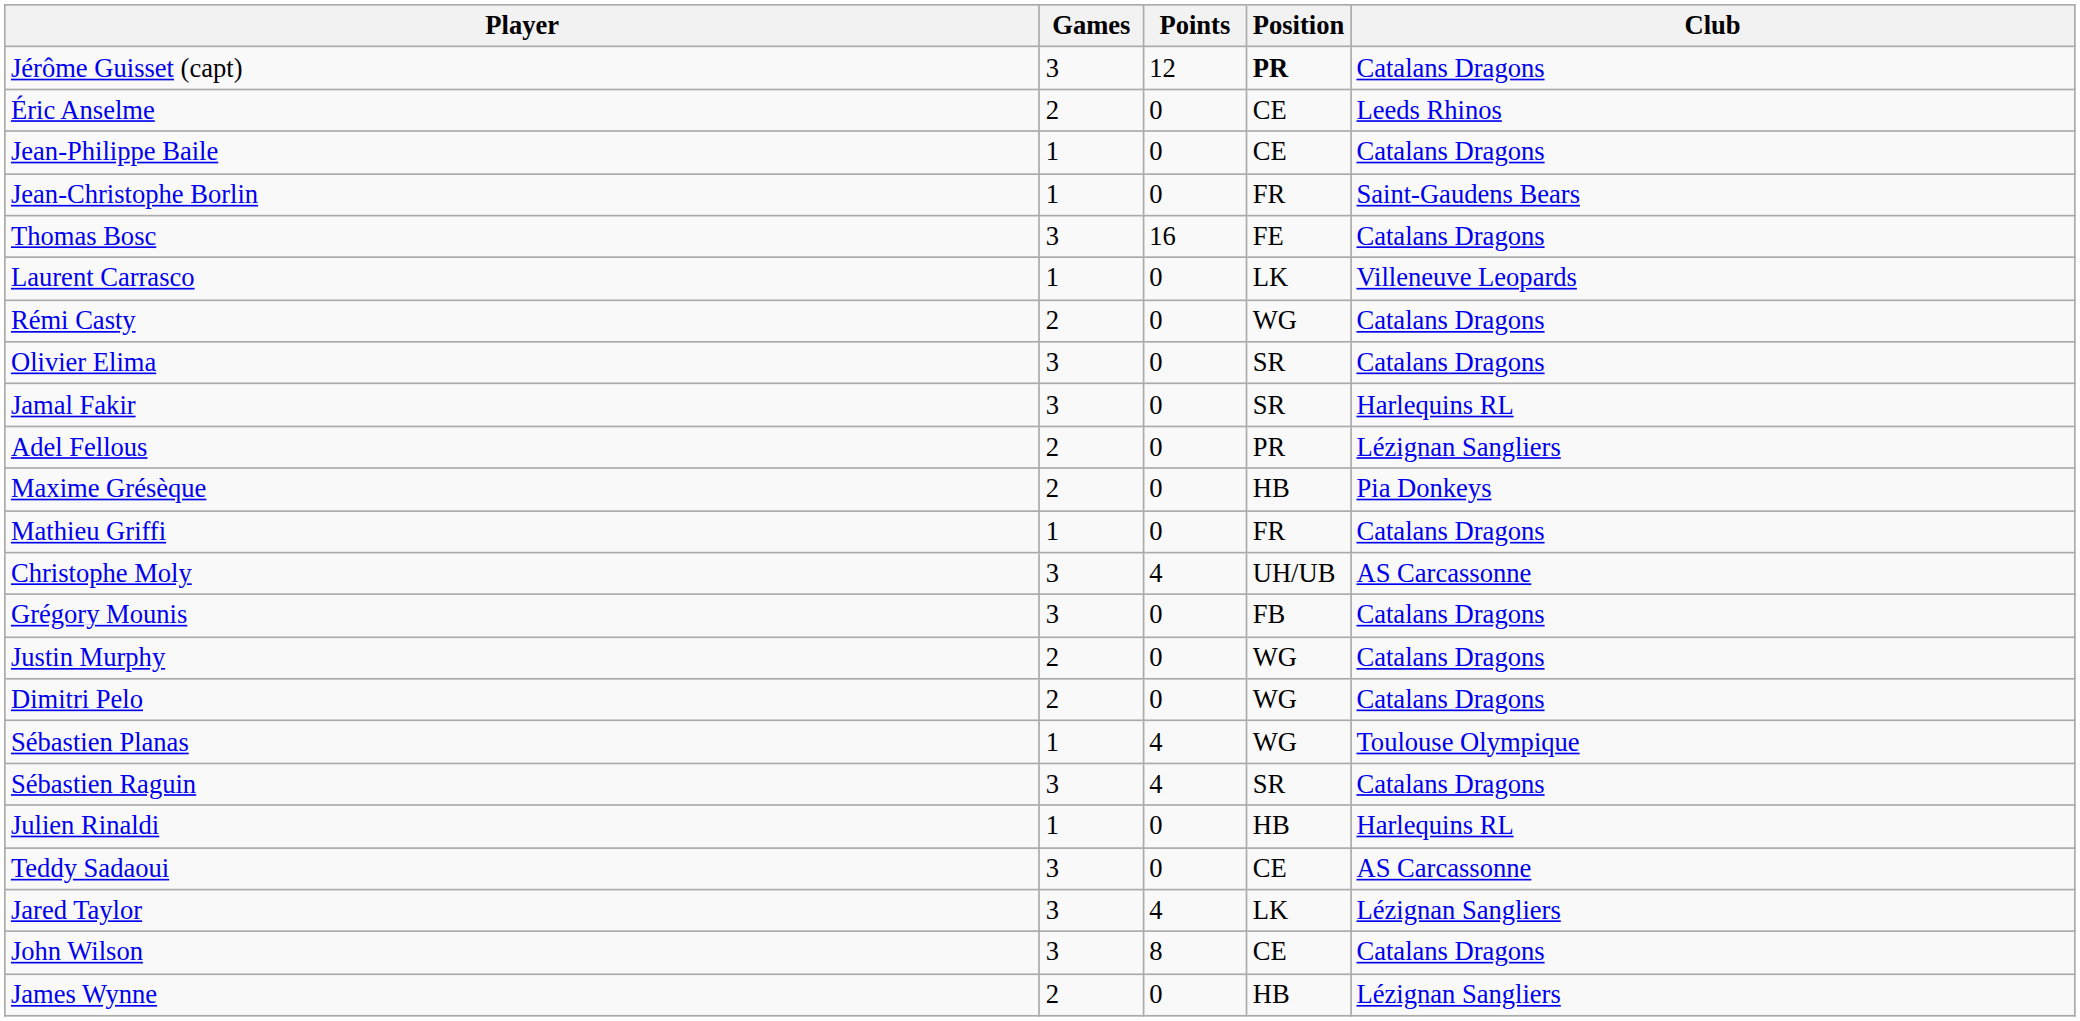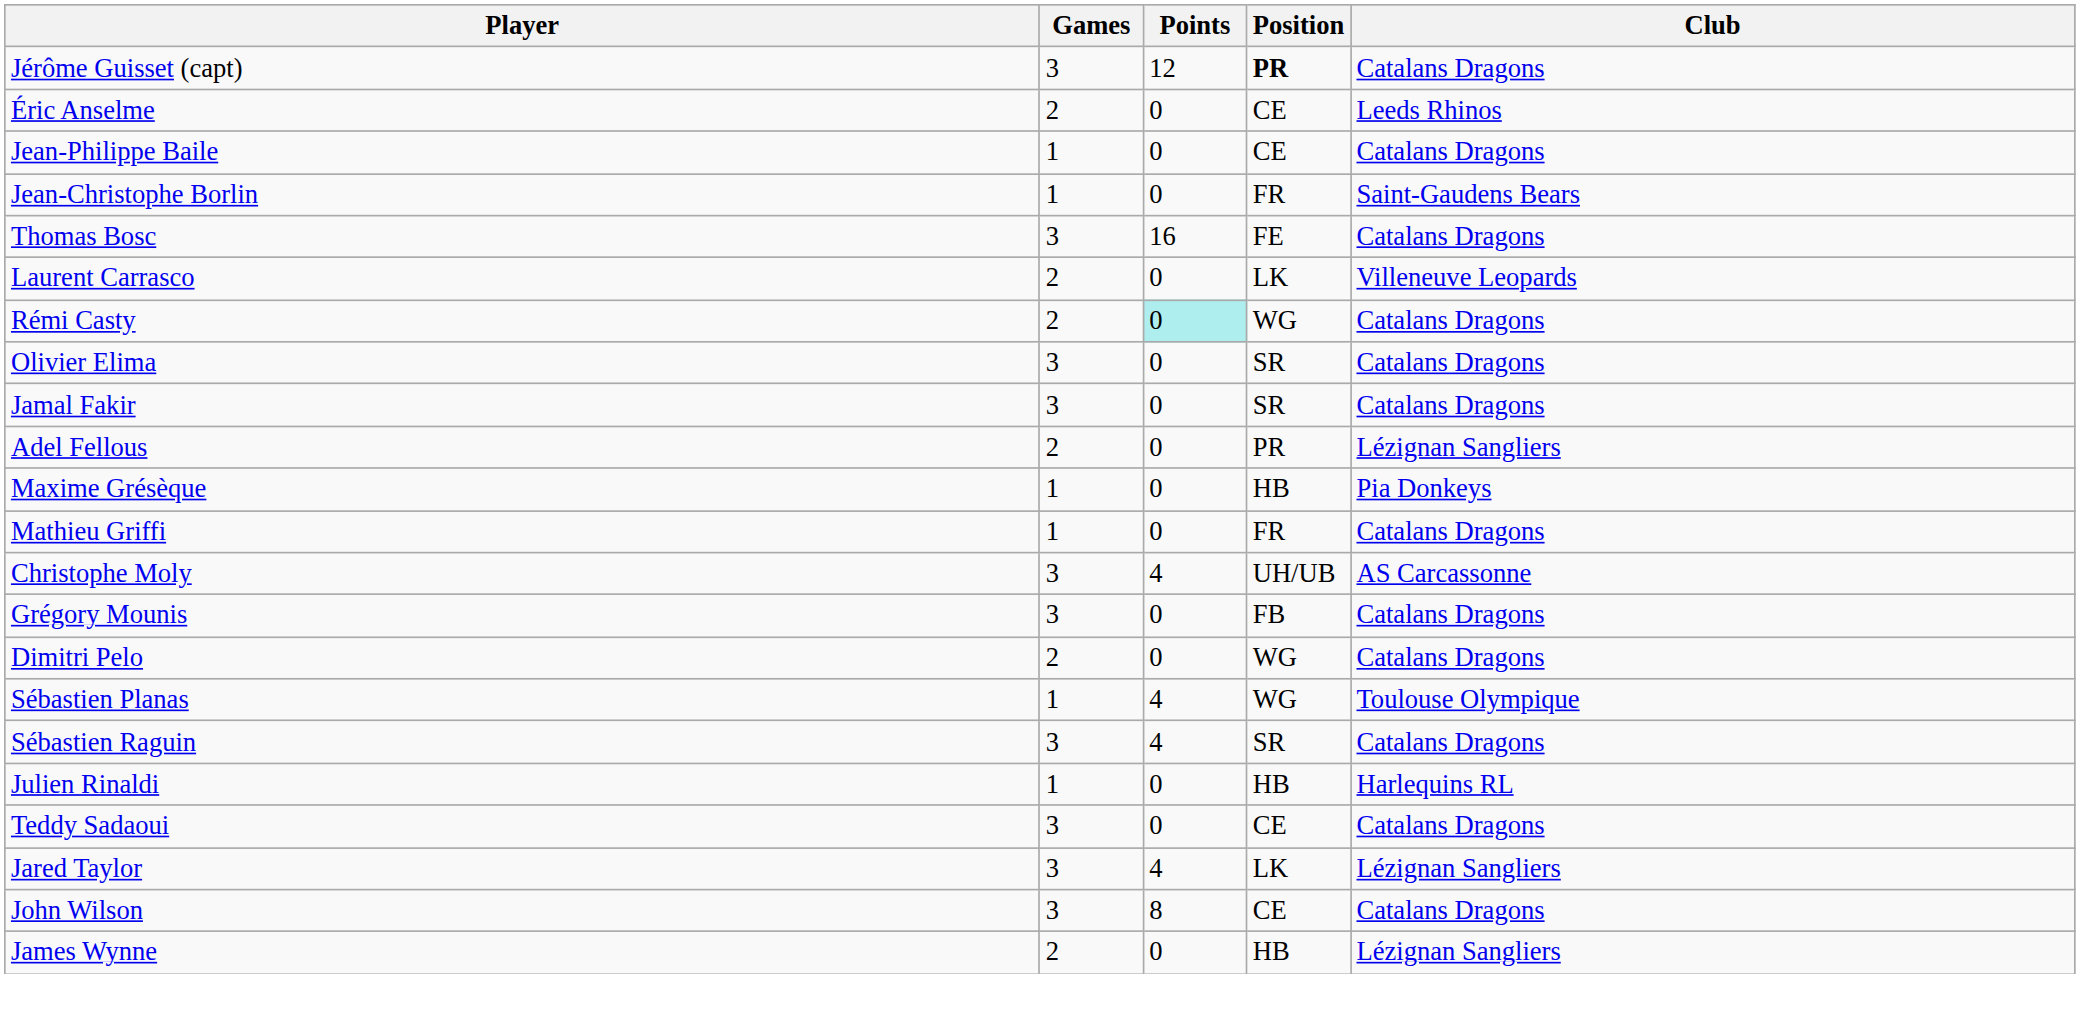(1052, 278) 1 -> (1052, 278) 2
(1156, 320) no background -> (1156, 320) paleturquoise background
(1435, 404) Harlequins RL -> (1451, 404) Catalans Dragons
(1052, 488) 2 -> (1052, 488) 1
- row: (88, 657)
(1444, 868) AS Carcassonne -> (1451, 825) Catalans Dragons
